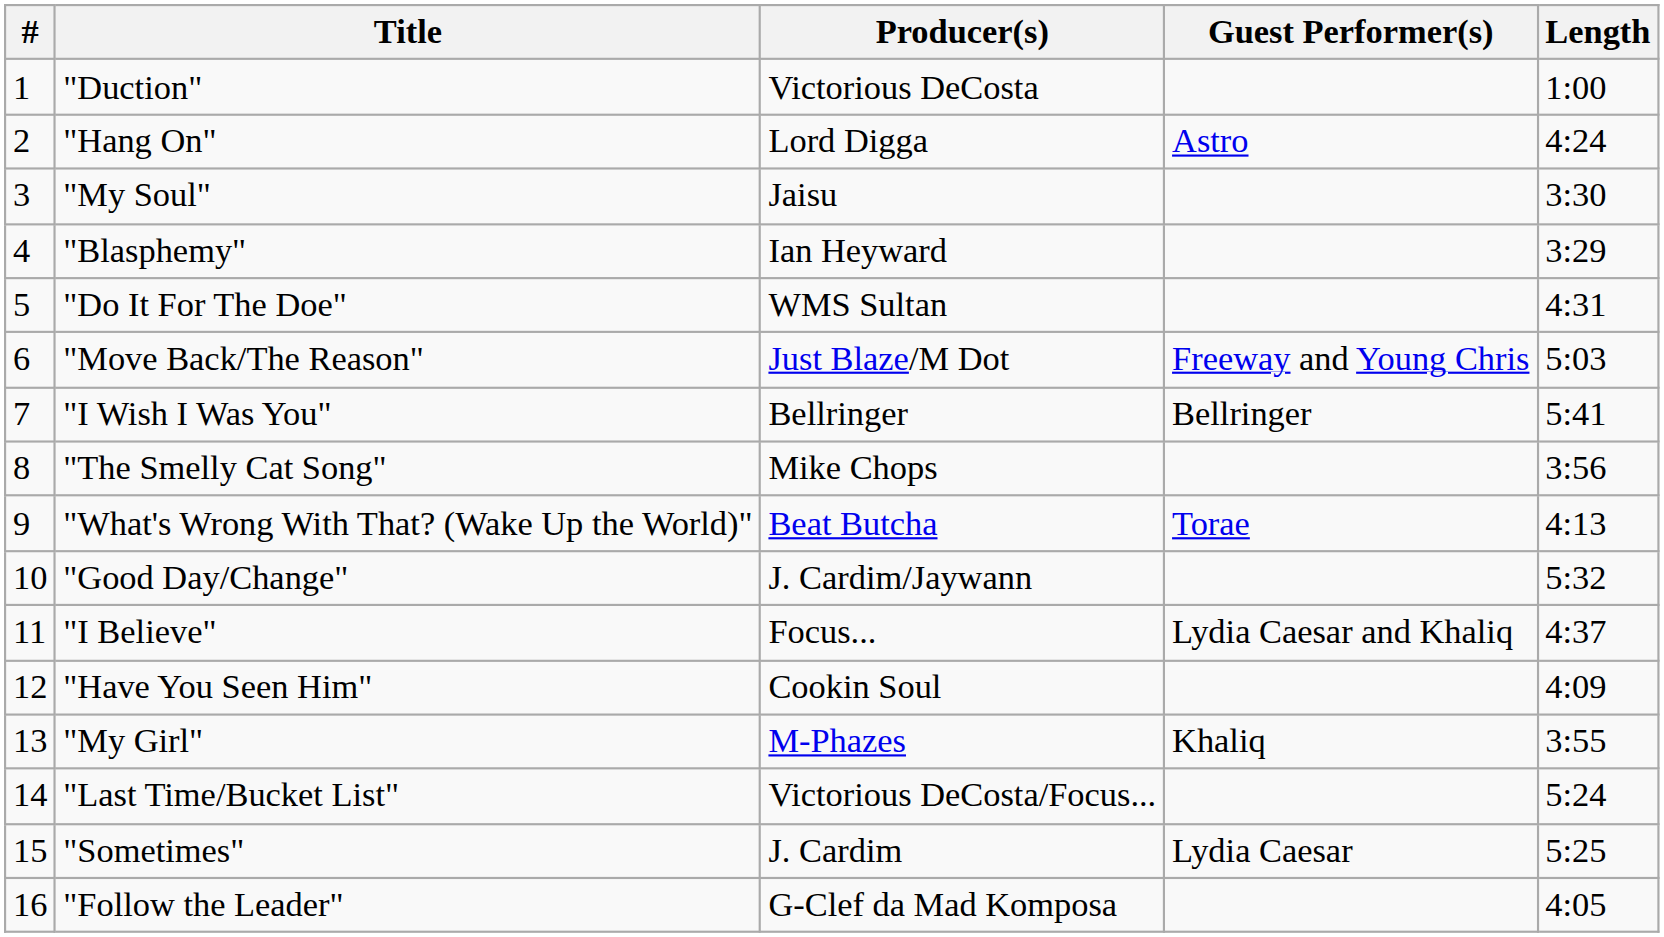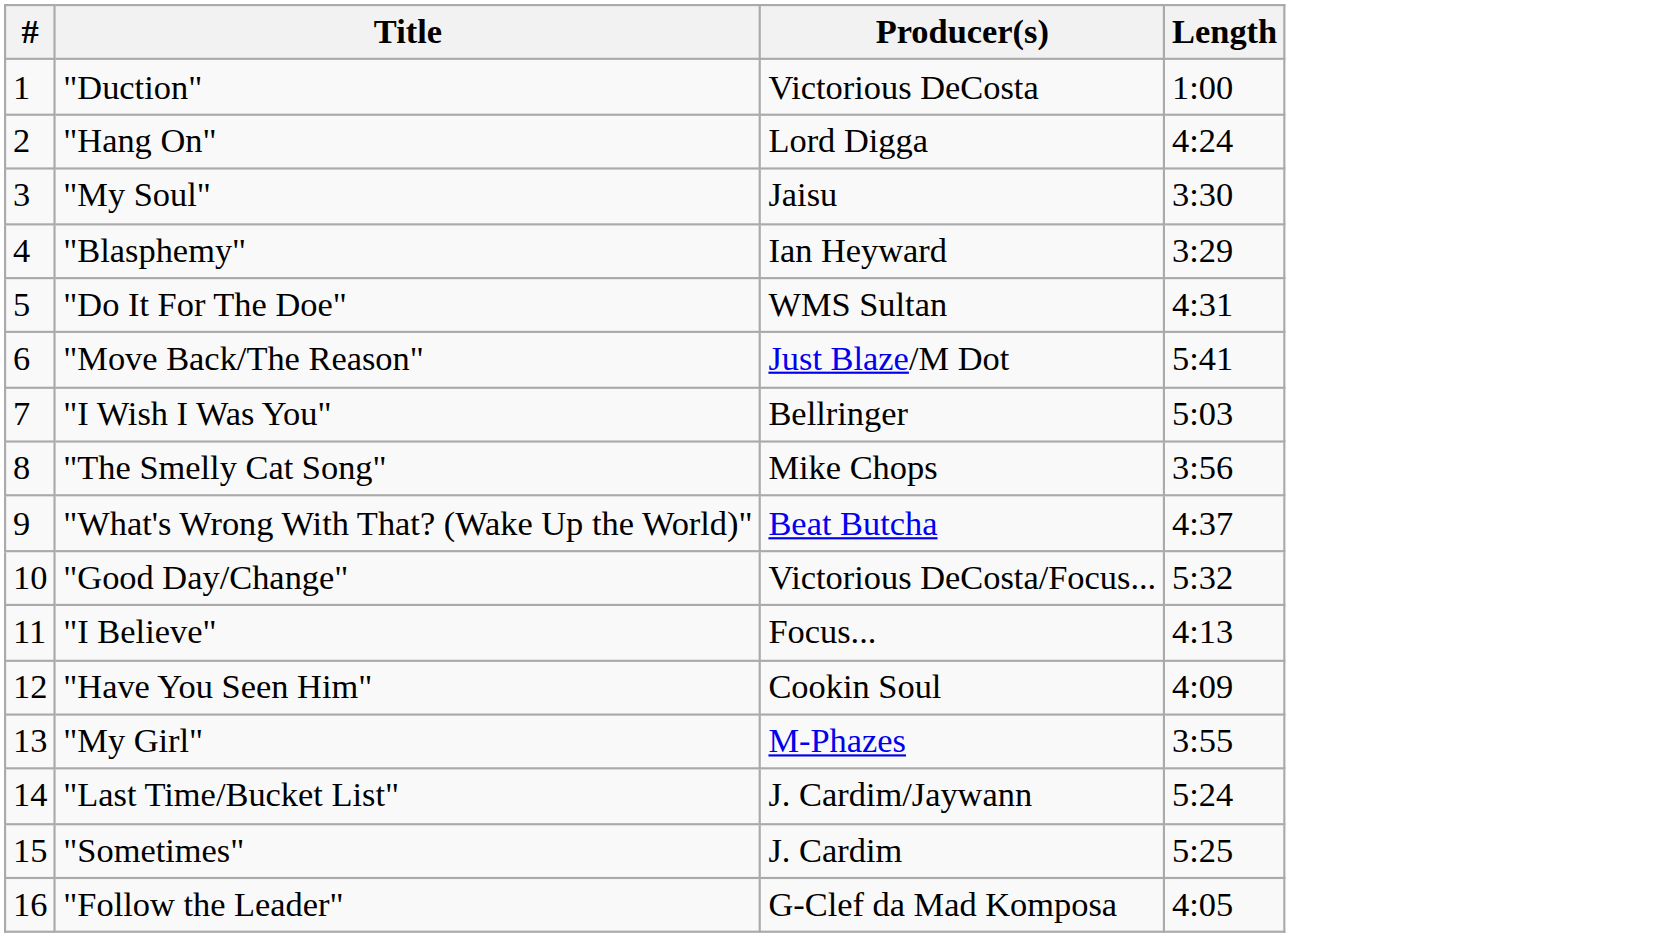- column: (1351, 31)
(1576, 359) 5:03 -> (1203, 359) 5:41
(1576, 413) 5:41 -> (1203, 413) 5:03
(1576, 522) 4:13 -> (1203, 522) 4:37
(900, 577) J. Cardim/Jaywann -> (962, 577) Victorious DeCosta/Focus...
(1576, 631) 4:37 -> (1203, 631) 4:13
(962, 795) Victorious DeCosta/Focus... -> (900, 795) J. Cardim/Jaywann
